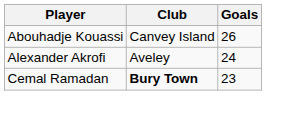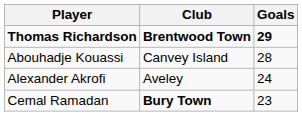+ row: (72, 36)
(228, 36) 26 -> (265, 57) 28
